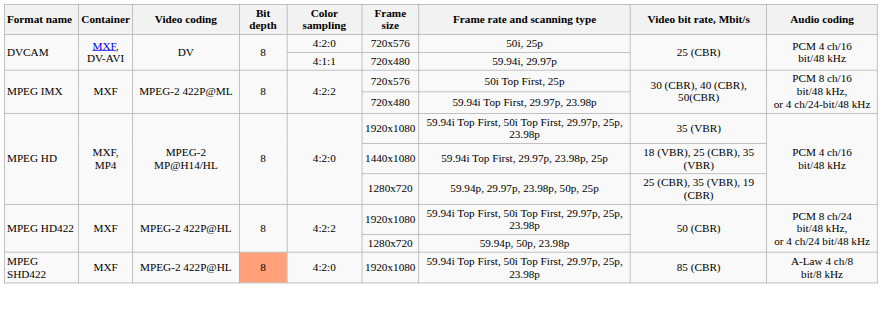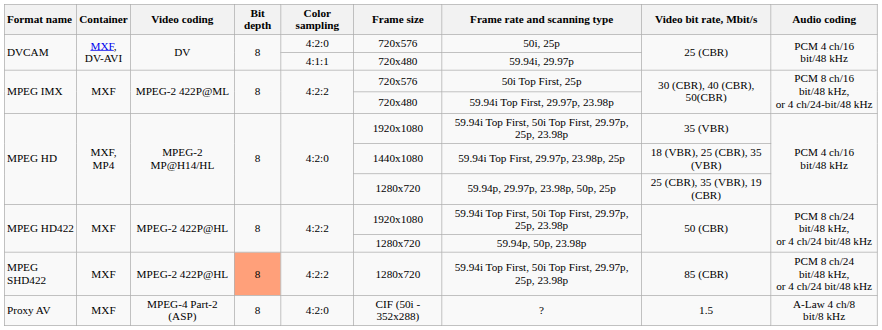(324, 267) 4:2:0 -> (317, 274) 4:2:2
(390, 267) 1920x1080 -> (398, 274) 1280x720
(822, 267) A-Law 4 ch/8 bit/8 kHz -> (824, 274) PCM 8 ch/24 bit/48 kHz, or 4 ch/24 bit/48 kHz
+ row: (29, 310)
